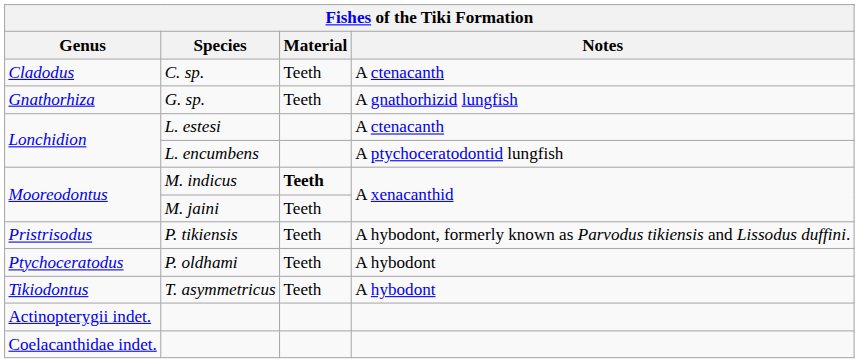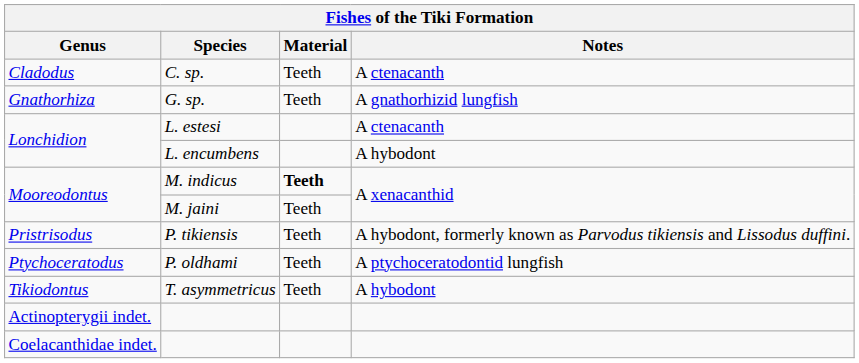(459, 153) A ptychoceratodontid lungfish -> (395, 153) A hybodont
(395, 262) A hybodont -> (459, 262) A ptychoceratodontid lungfish
